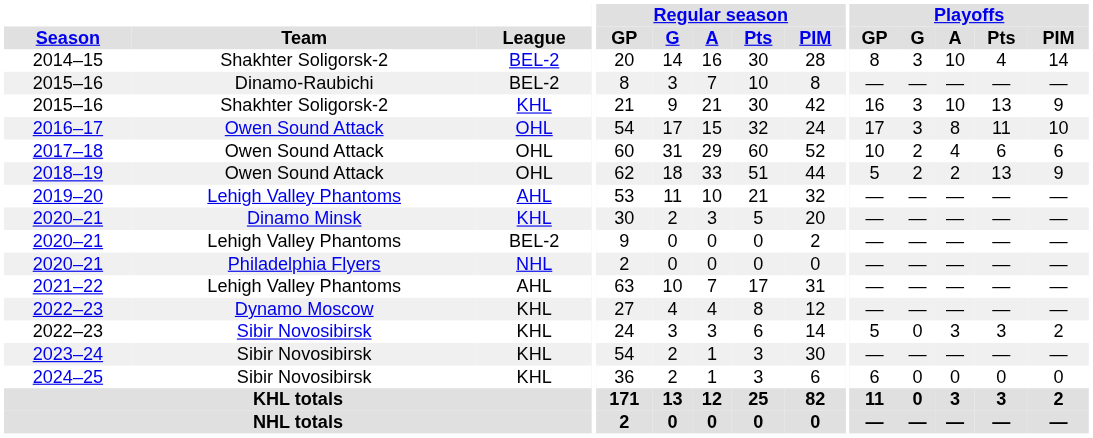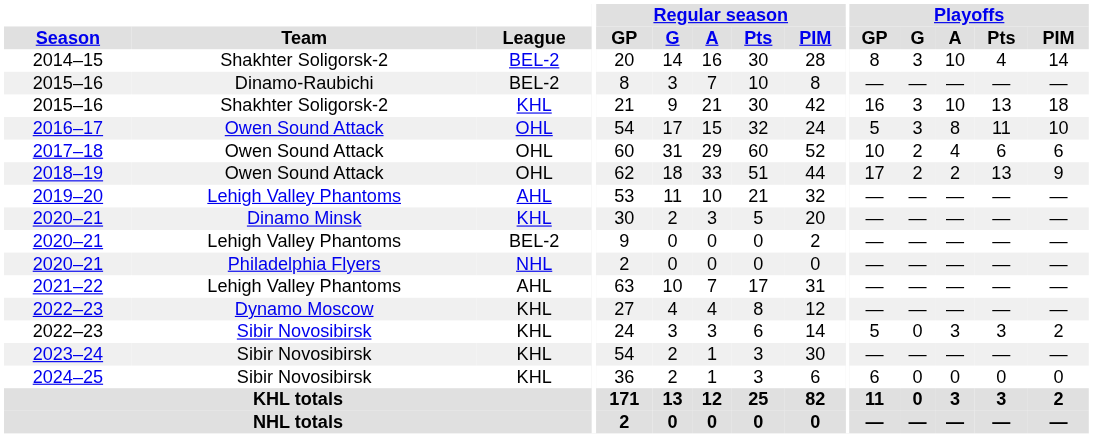(1058, 105) 9 -> (1058, 105) 18
(875, 128) 17 -> (875, 128) 5
(875, 173) 5 -> (875, 173) 17
